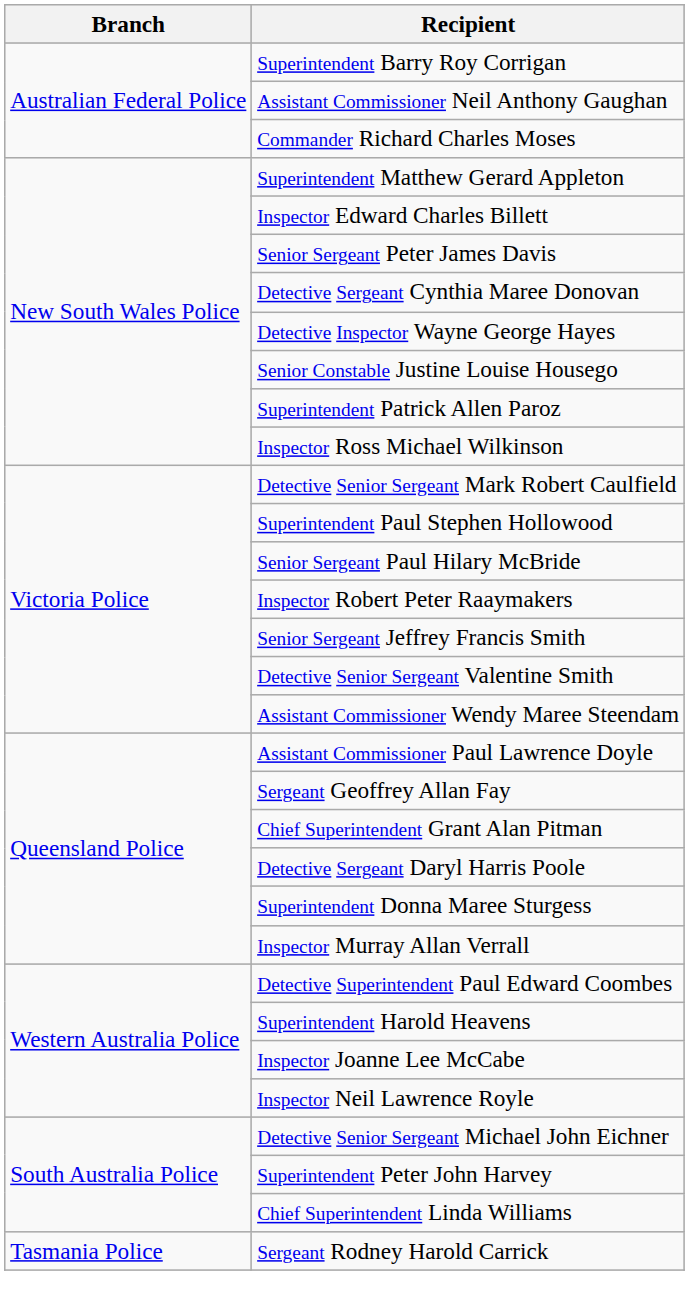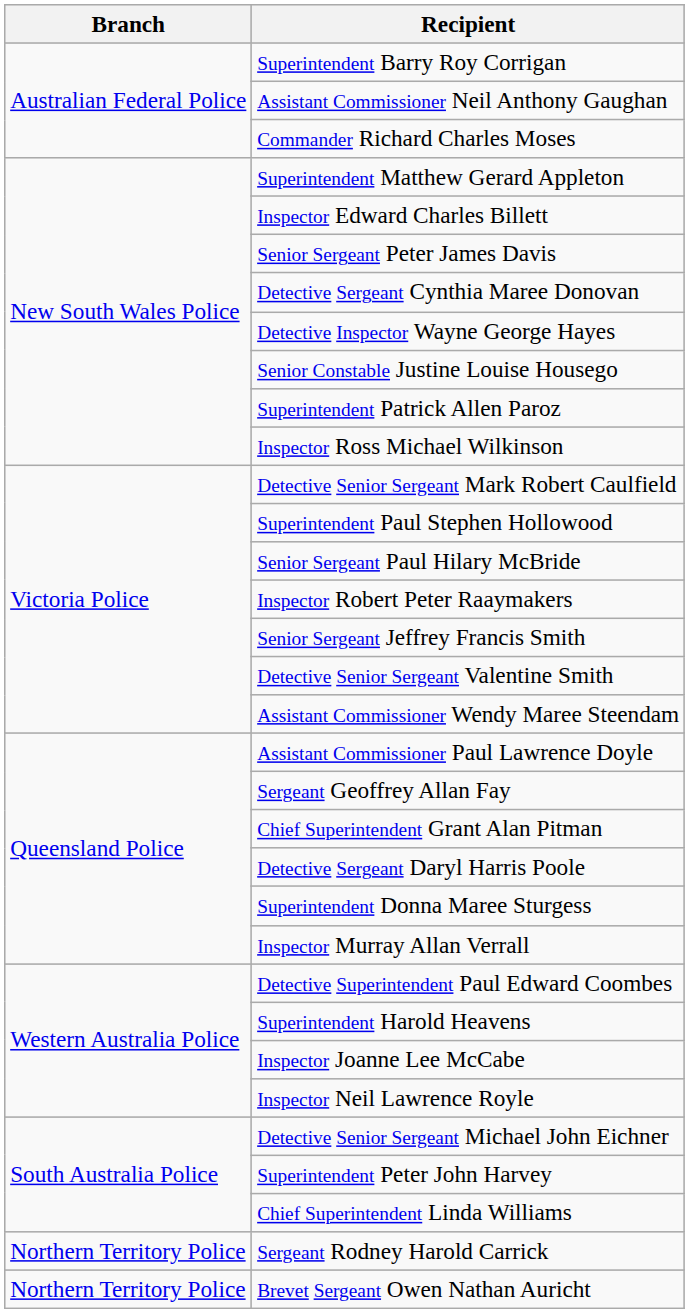(86, 1250) Tasmania Police -> (128, 1250) Northern Territory Police
+ row: (424, 1289)
